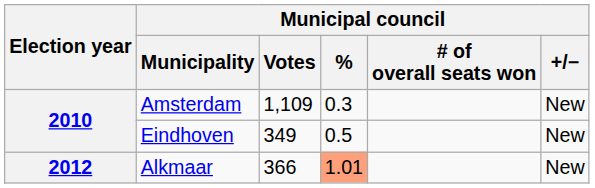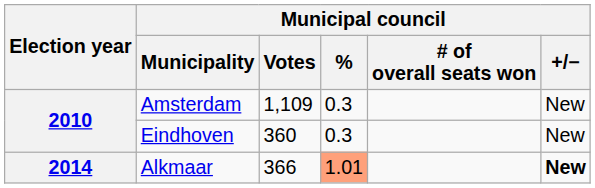(280, 135) 349 -> (280, 135) 360
(338, 135) 0.5 -> (338, 135) 0.3
(70, 167) 2012 -> (70, 167) 2014
(565, 167) normal -> (565, 167) bold
